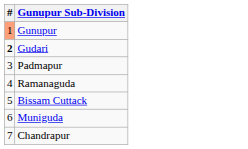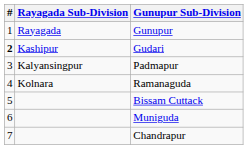+ column: (73, 13)
(10, 30) lightsalmon background -> (10, 30) no background
